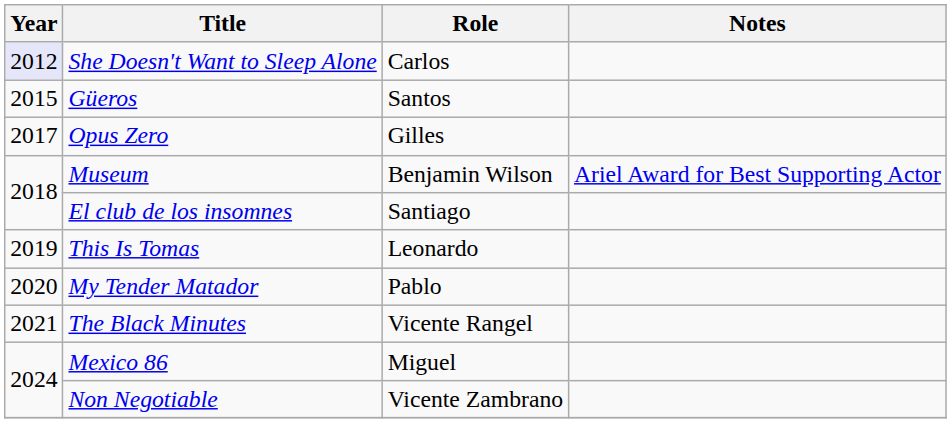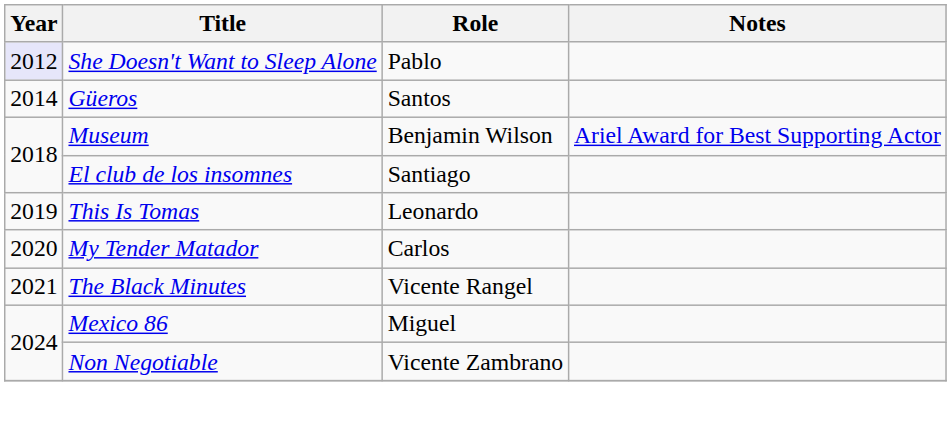(419, 60) Carlos -> (415, 60) Pablo
(34, 98) 2015 -> (34, 98) 2014
- row: (118, 135)
(415, 286) Pablo -> (419, 248) Carlos
